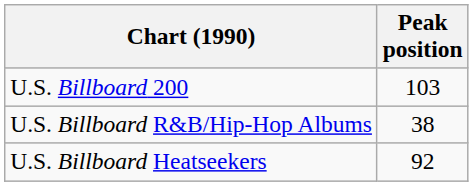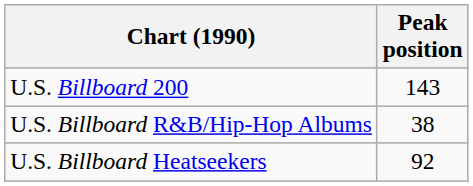(423, 86) 103 -> (423, 86) 143
